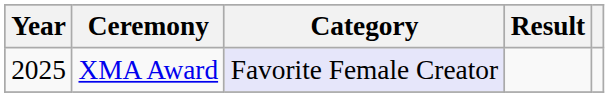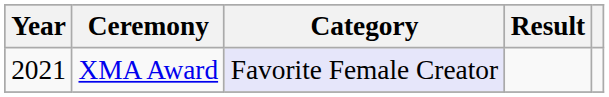(39, 69) 2025 -> (39, 69) 2021
